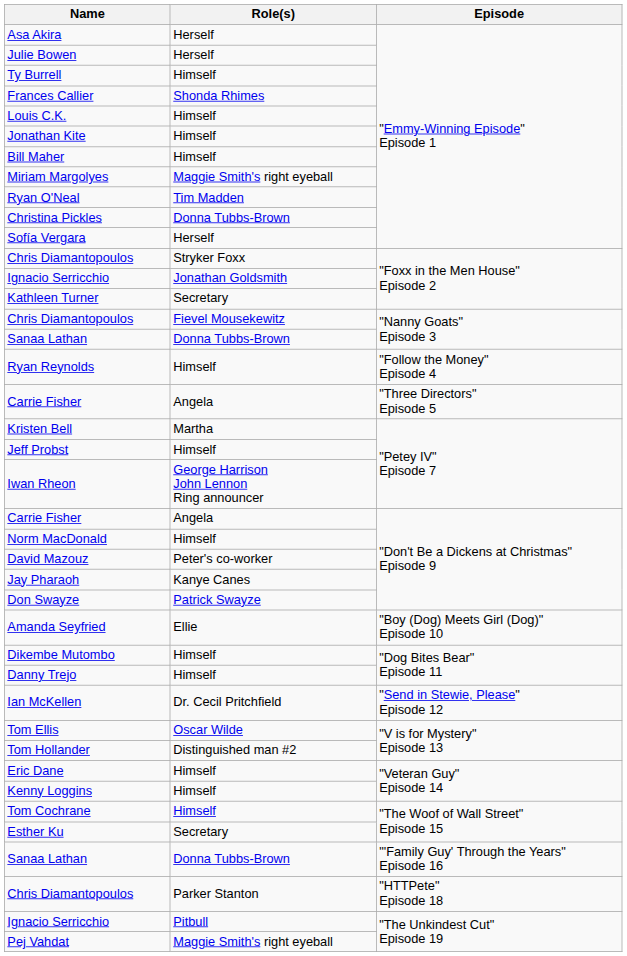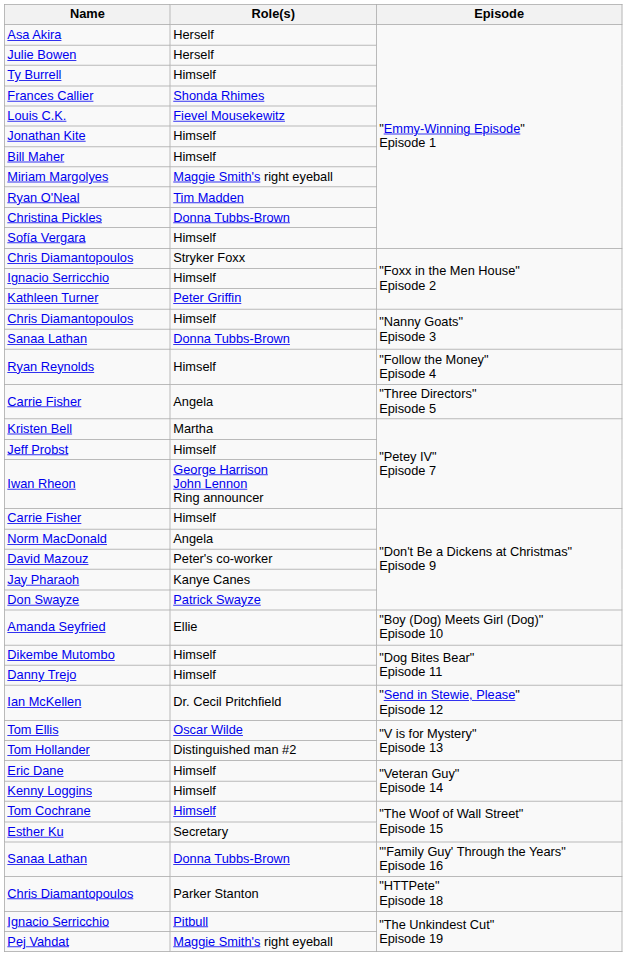(195, 116) Himself -> (229, 116) Fievel Mousekewitz
(194, 237) Herself -> (195, 237) Himself
(230, 278) Jonathan Goldsmith -> (195, 278) Himself
(201, 298) Secretary -> (207, 298) Peter Griffin
(229, 319) Fievel Mousekewitz -> (195, 319) Himself
(193, 518) Angela -> (195, 518) Himself
(195, 539) Himself -> (193, 539) Angela
